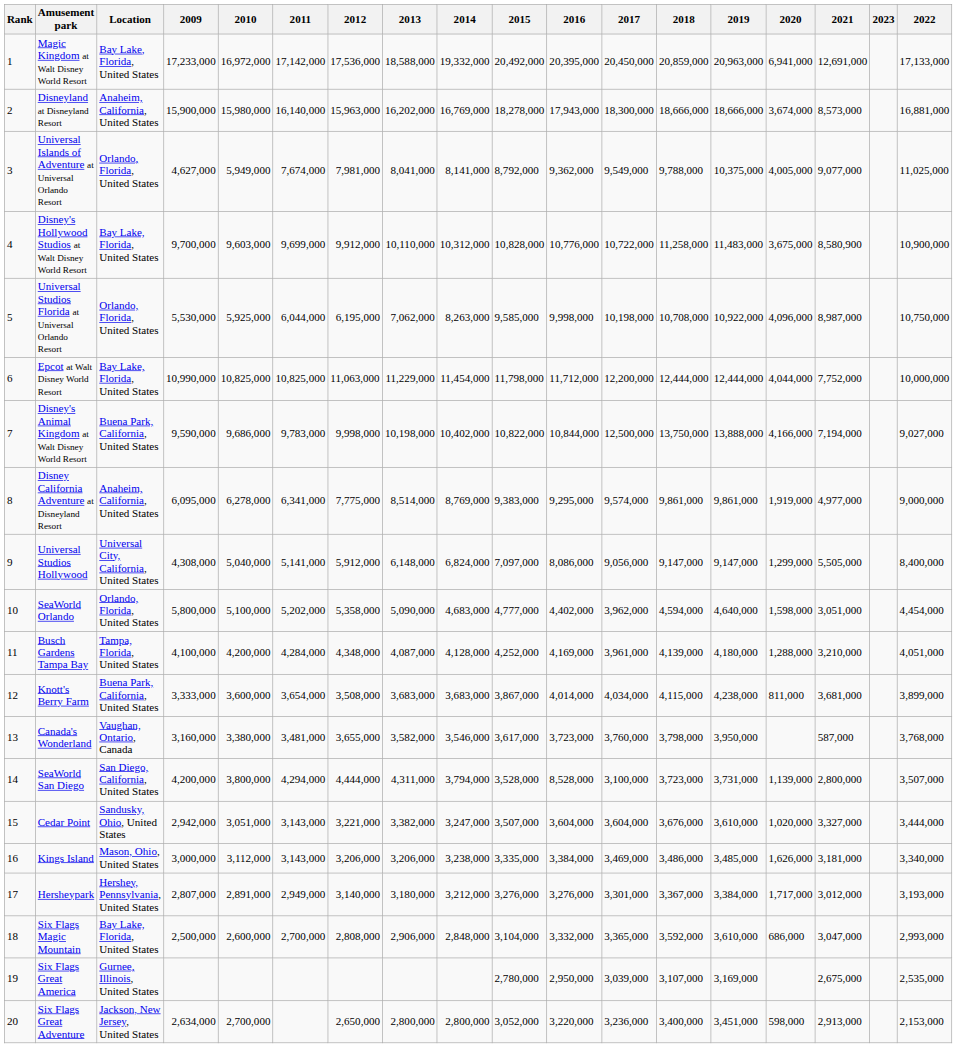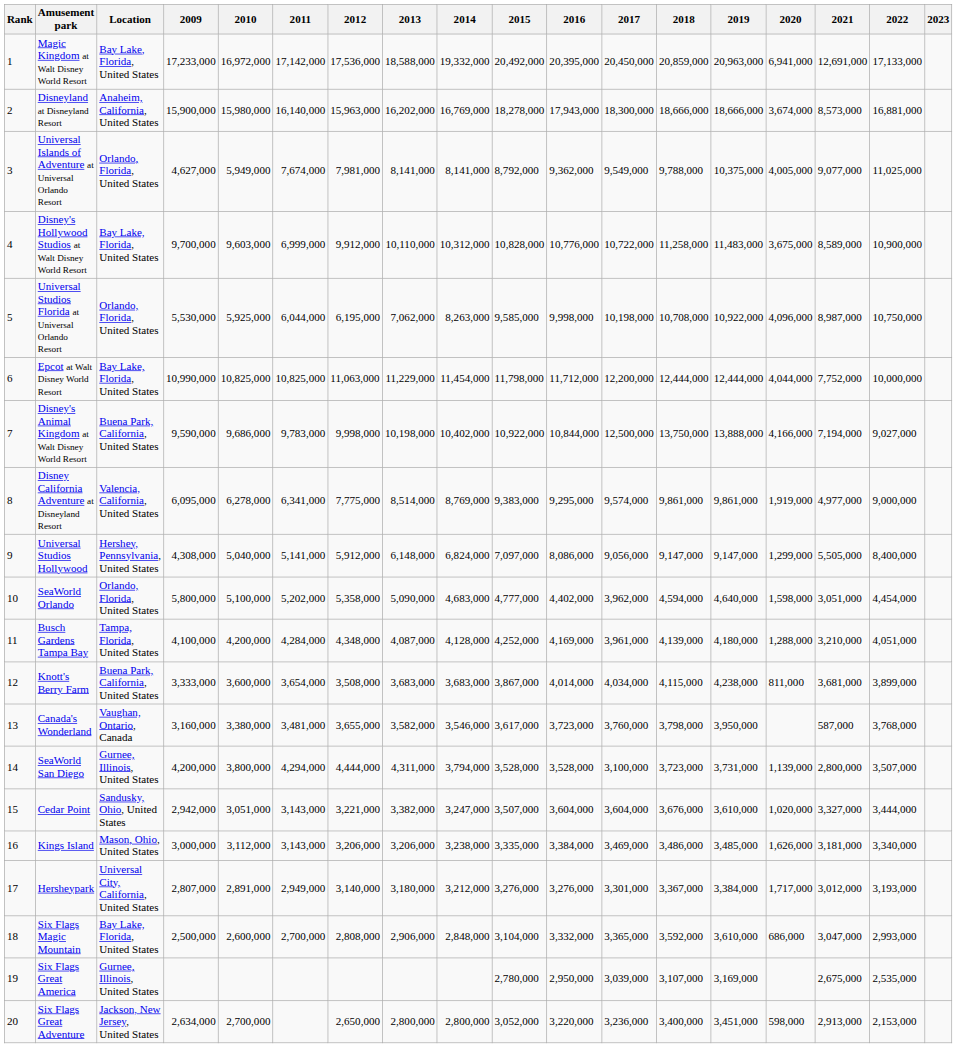columns swapped: (924, 19) <-> (883, 19)
(413, 171) 8,041,000 -> (413, 171) 8,141,000
(303, 244) 9,699,000 -> (303, 244) 6,999,000
(840, 244) 8,580,900 -> (840, 244) 8,589,000
(519, 433) 10,822,000 -> (519, 433) 10,922,000
(129, 501) Anaheim, California, United States -> (129, 501) Valencia, California, United States
(129, 562) Universal City, California, United States -> (130, 555) Hershey, Pennsylvania, United States
(129, 780) San Diego, California, United States -> (129, 767) Gurnee, Illinois, United States
(571, 780) 8,528,000 -> (571, 767) 3,528,000
(130, 894) Hershey, Pennsylvania, United States -> (129, 888) Universal City, California, United States
